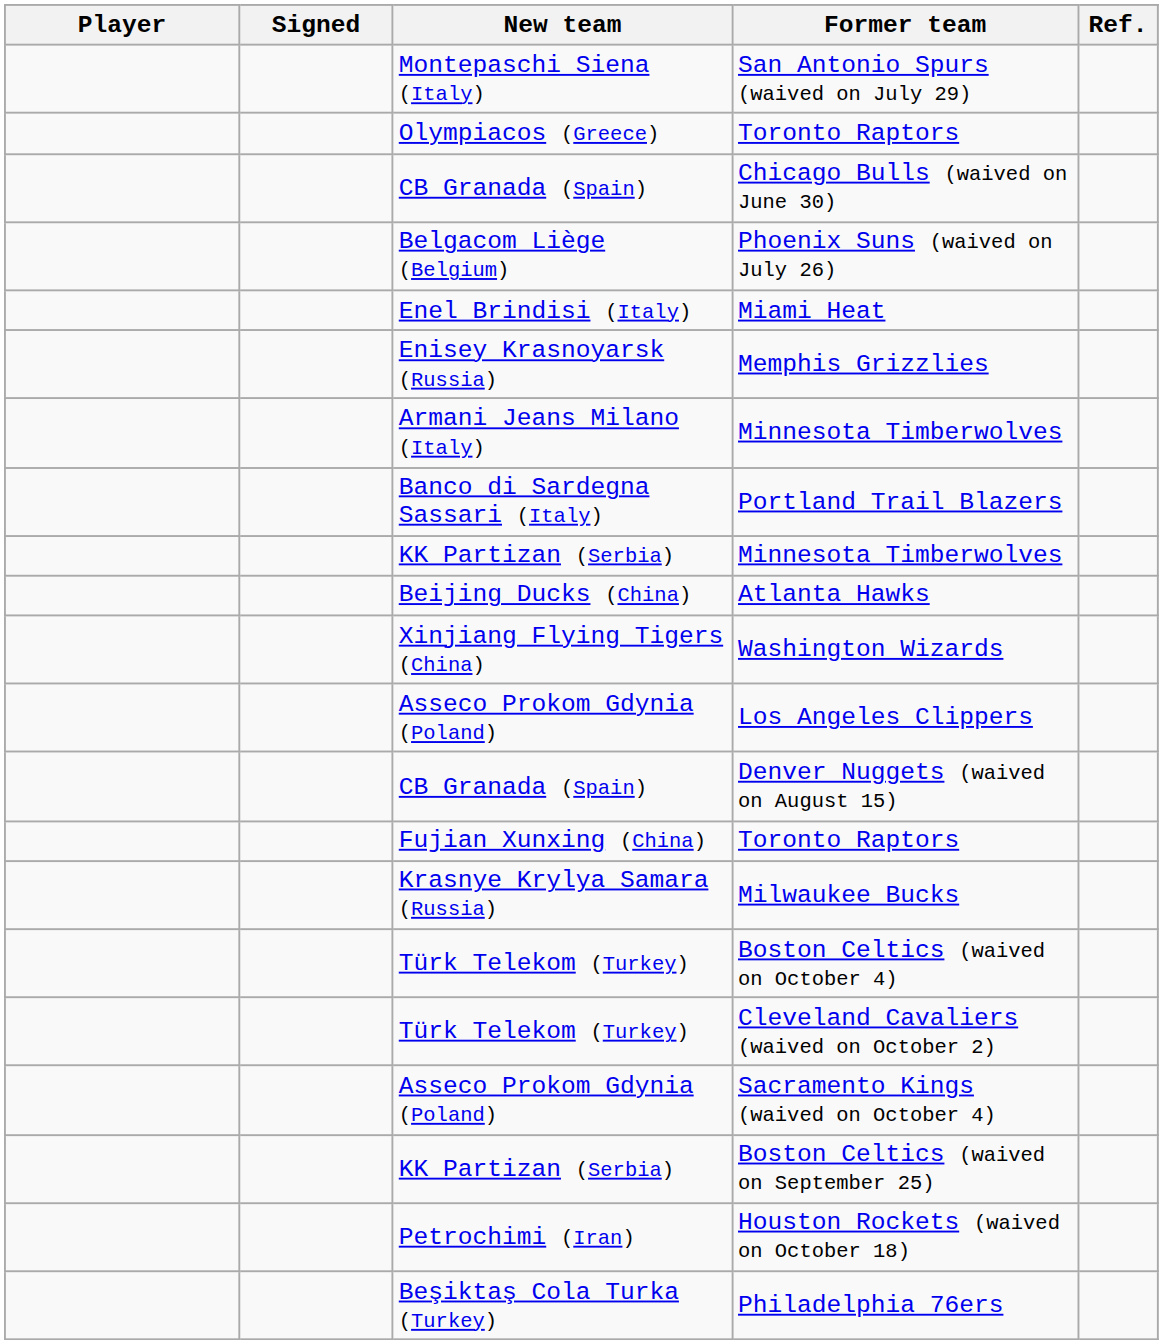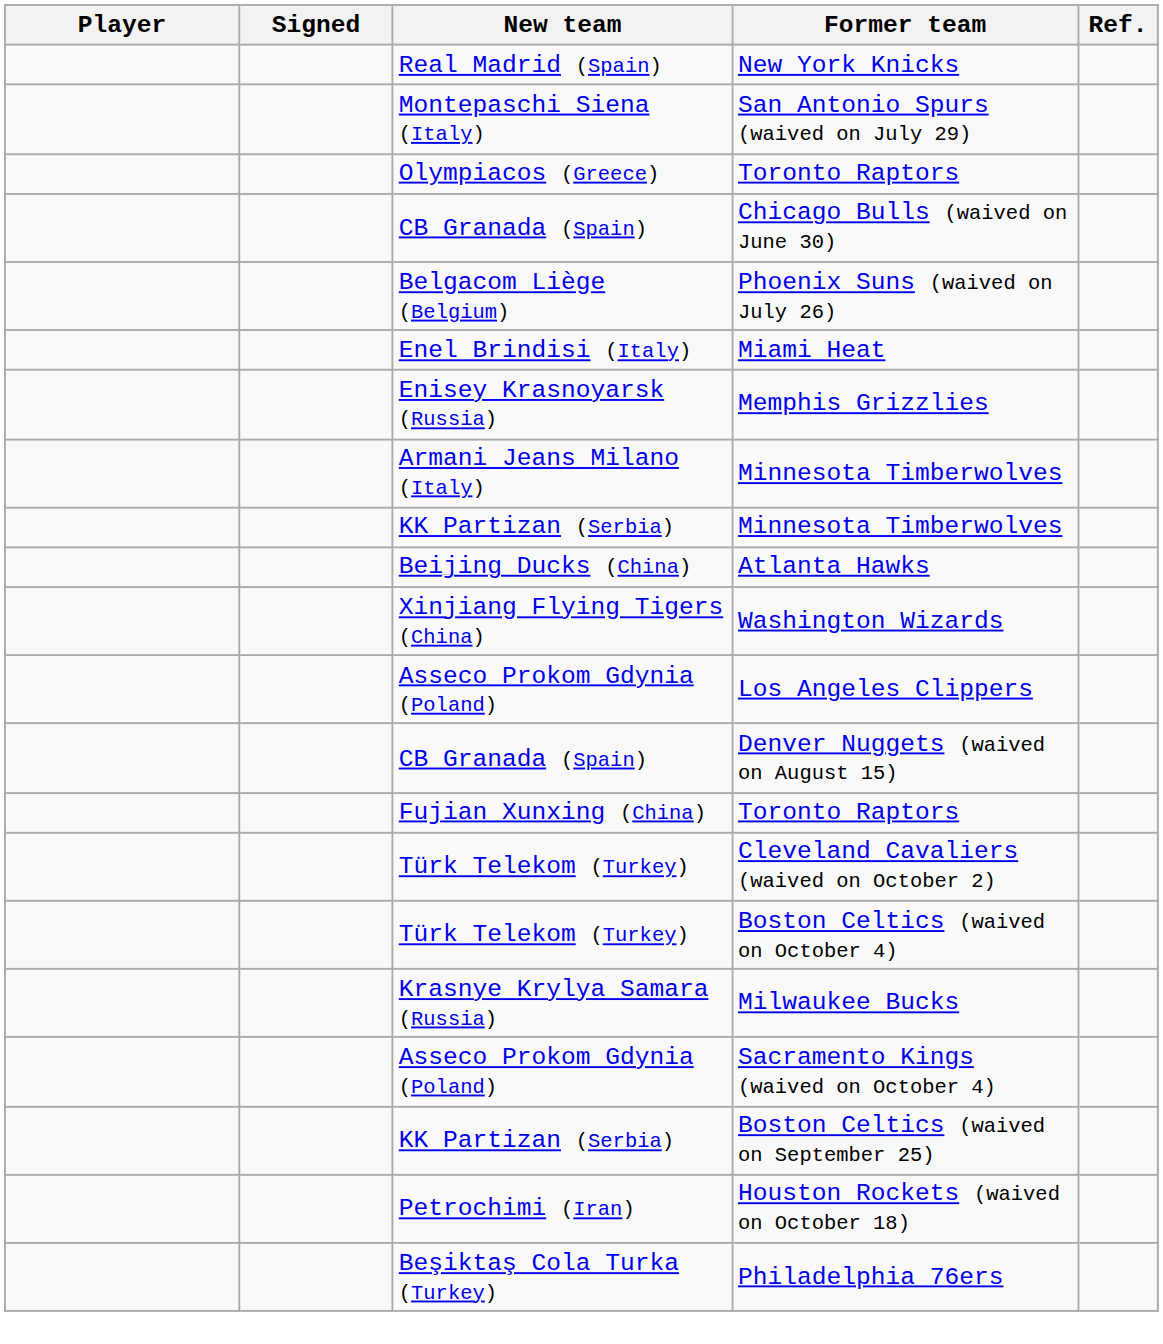+ row: (530, 65)
- row: (524, 501)
rows swapped: (554, 894) <-> (544, 1032)
